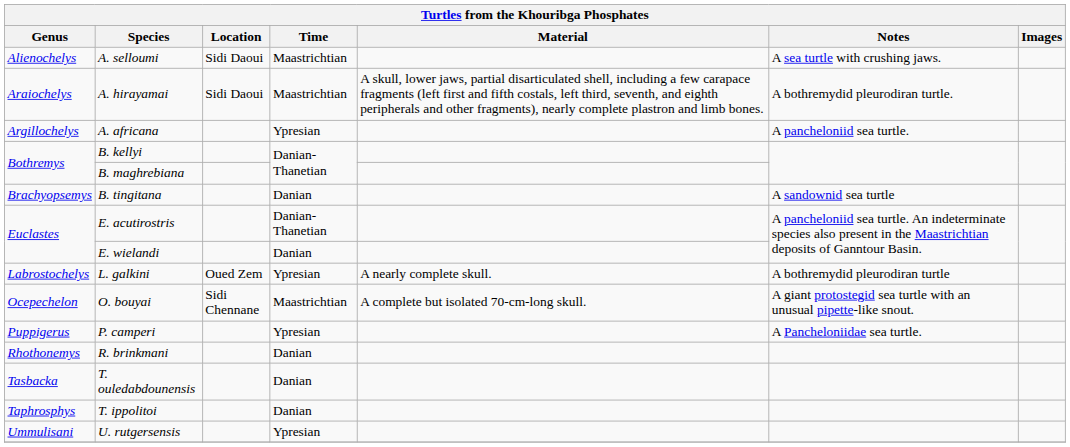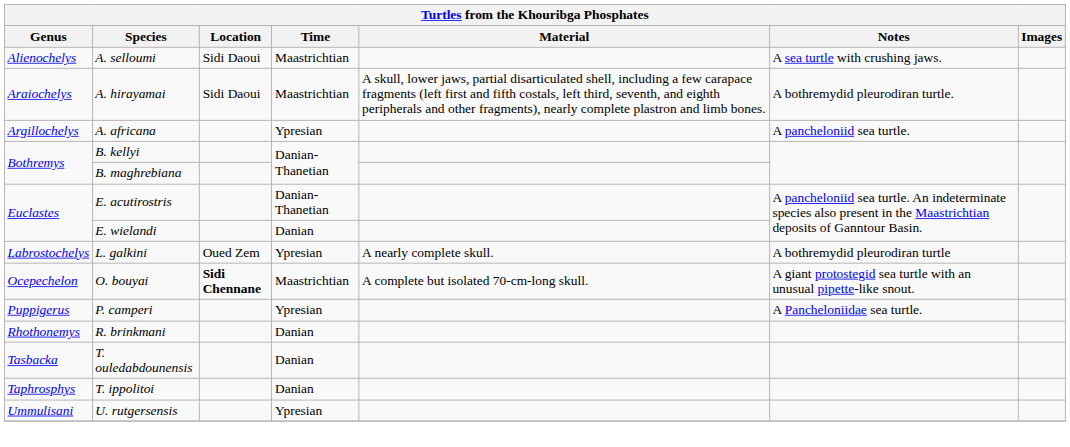- row: (130, 194)
(232, 302) normal -> (232, 281) bold
